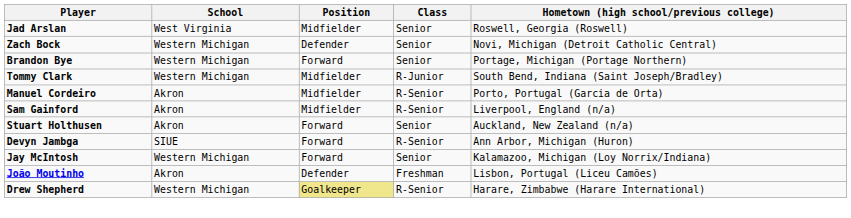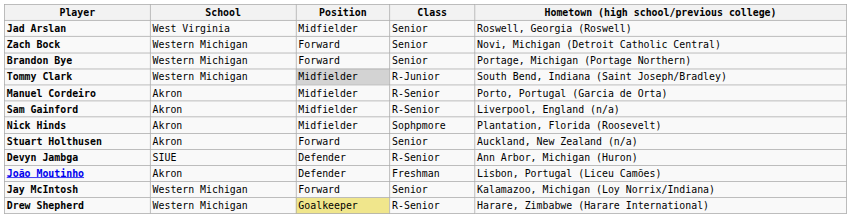(325, 45) Defender -> (319, 45) Forward
(331, 77) no background -> (328, 77) lightgrey background
+ row: (36, 125)
(322, 141) Forward -> (322, 157) Defender
rows swapped: (42, 157) <-> (45, 173)
